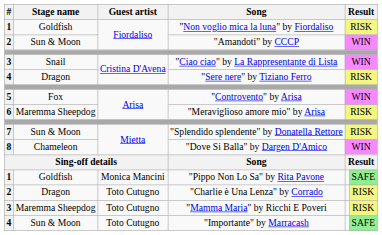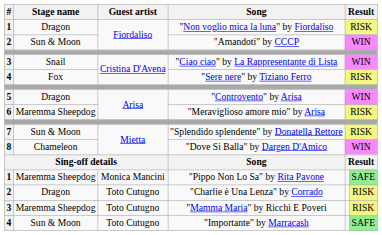(56, 27) Goldfish -> (56, 27) Dragon
(56, 77) Dragon -> (56, 77) Fox
(56, 97) Fox -> (56, 97) Dragon
(56, 177) Goldfish -> (56, 177) Maremma Sheepdog
